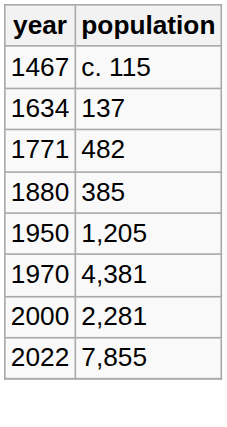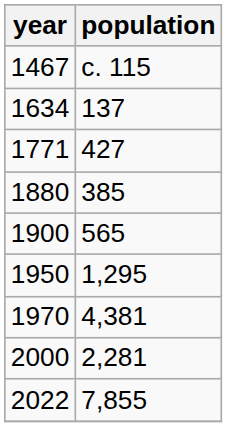(103, 150) 482 -> (103, 150) 427
+ row: (40, 233)
(114, 233) 1,205 -> (114, 274) 1,295
